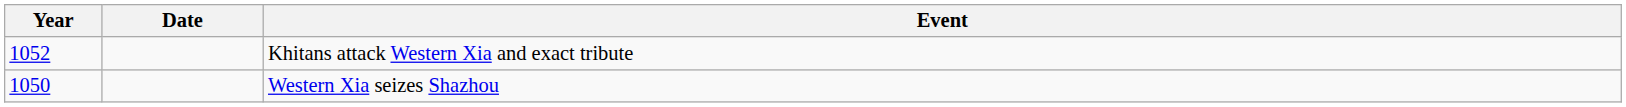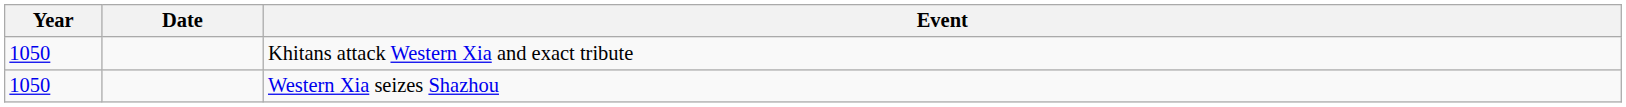(30, 53) 1052 -> (30, 53) 1050
